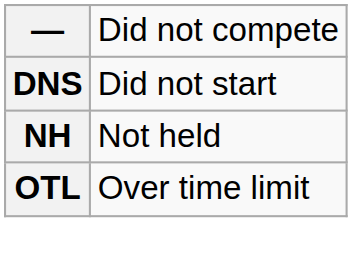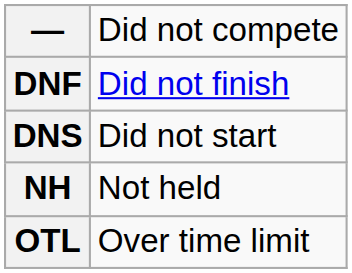+ row: (48, 83)
